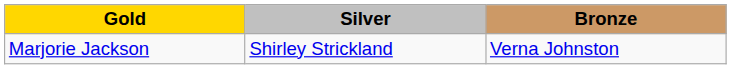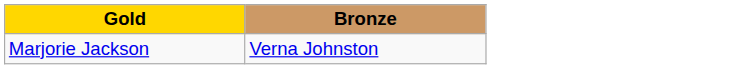- column: (365, 19)
